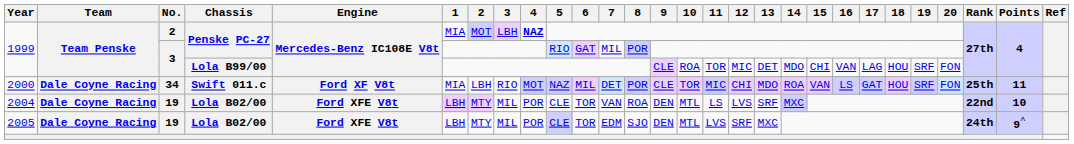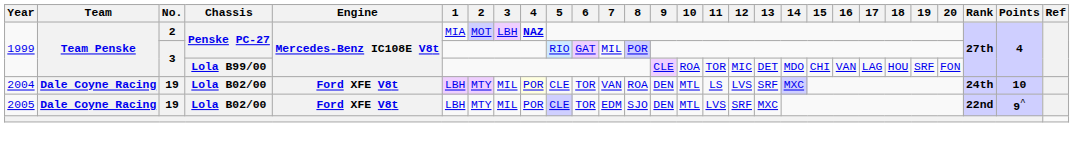- row: (21, 85)
(533, 103) no background -> (533, 85) lightyellow background
(980, 103) 22nd -> (980, 85) 24th
(980, 123) 24th -> (980, 105) 22nd
